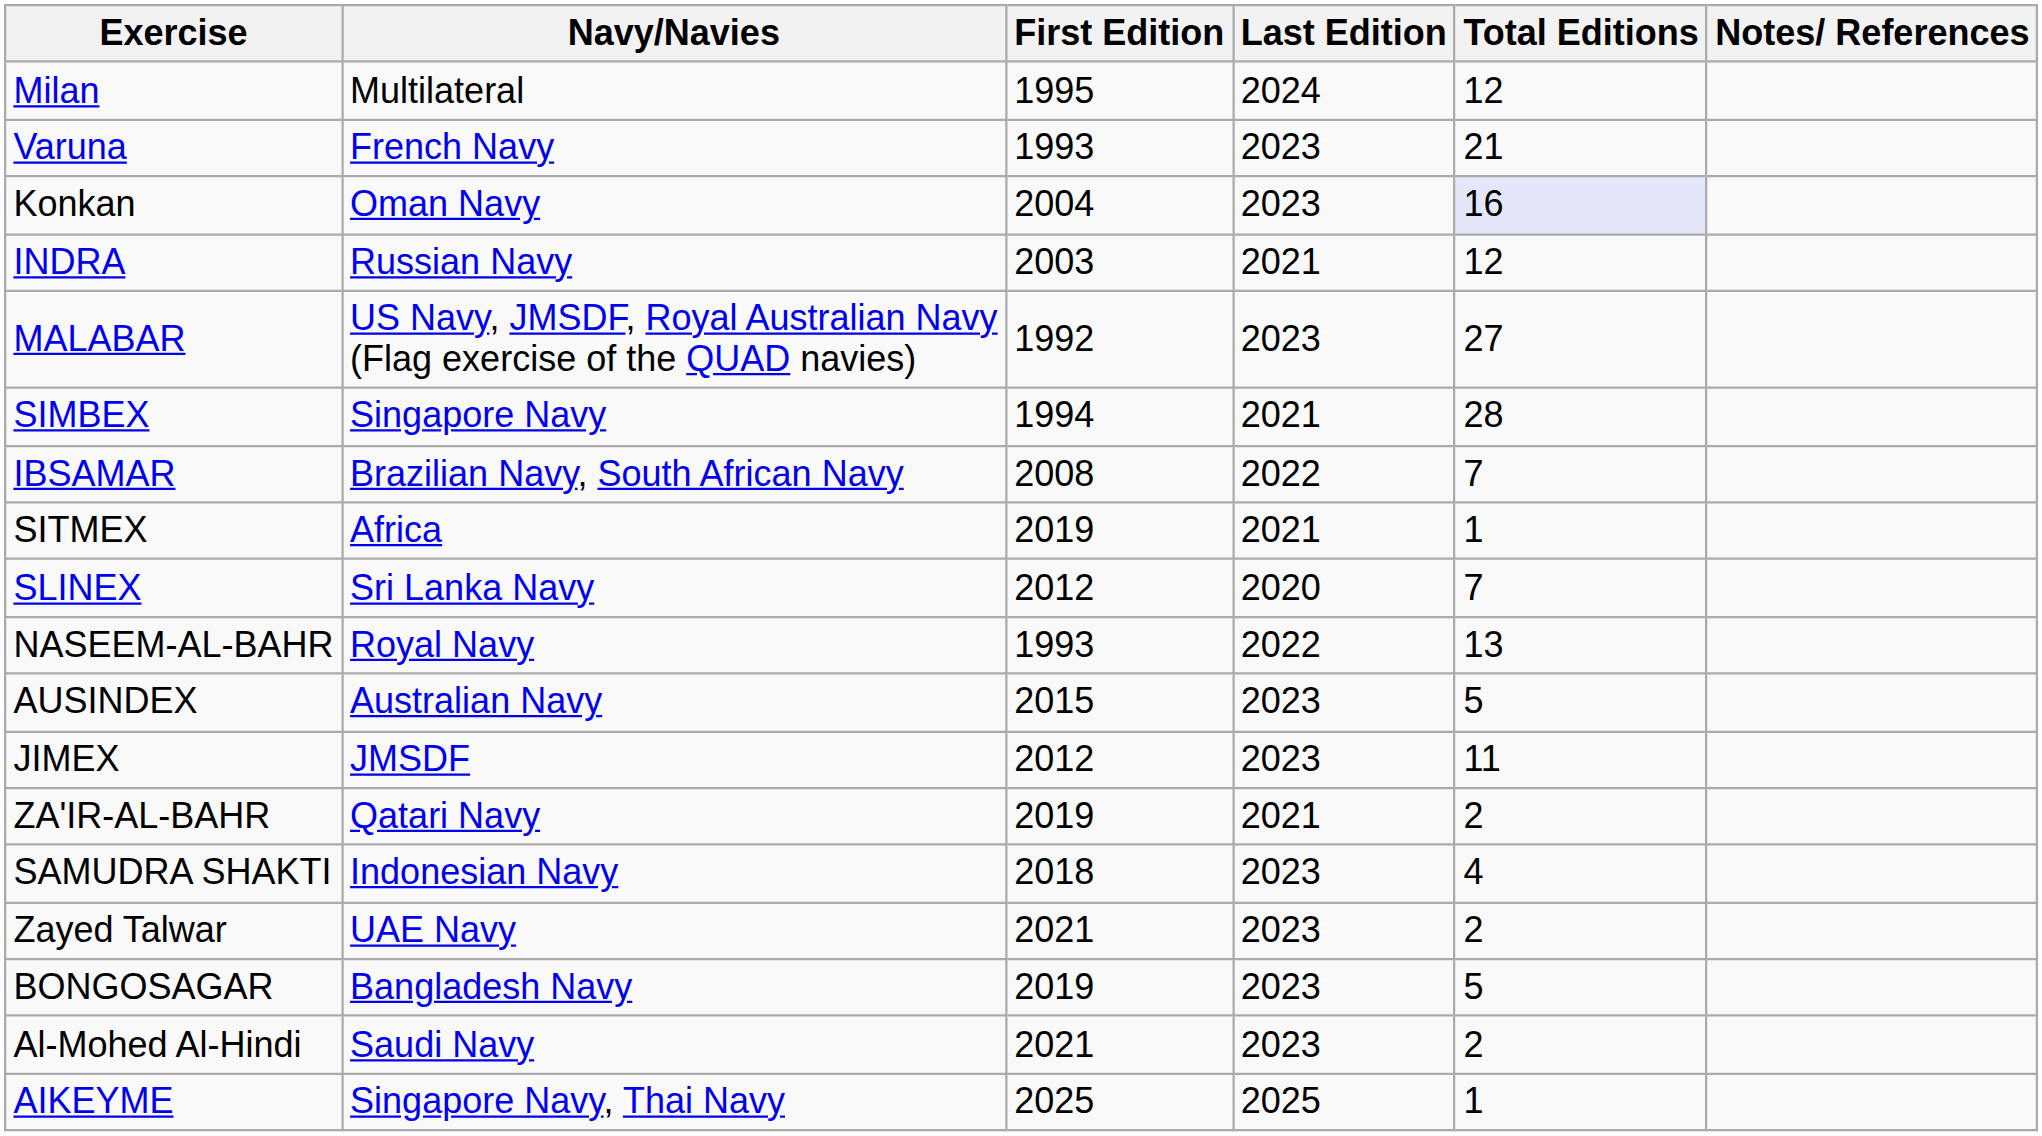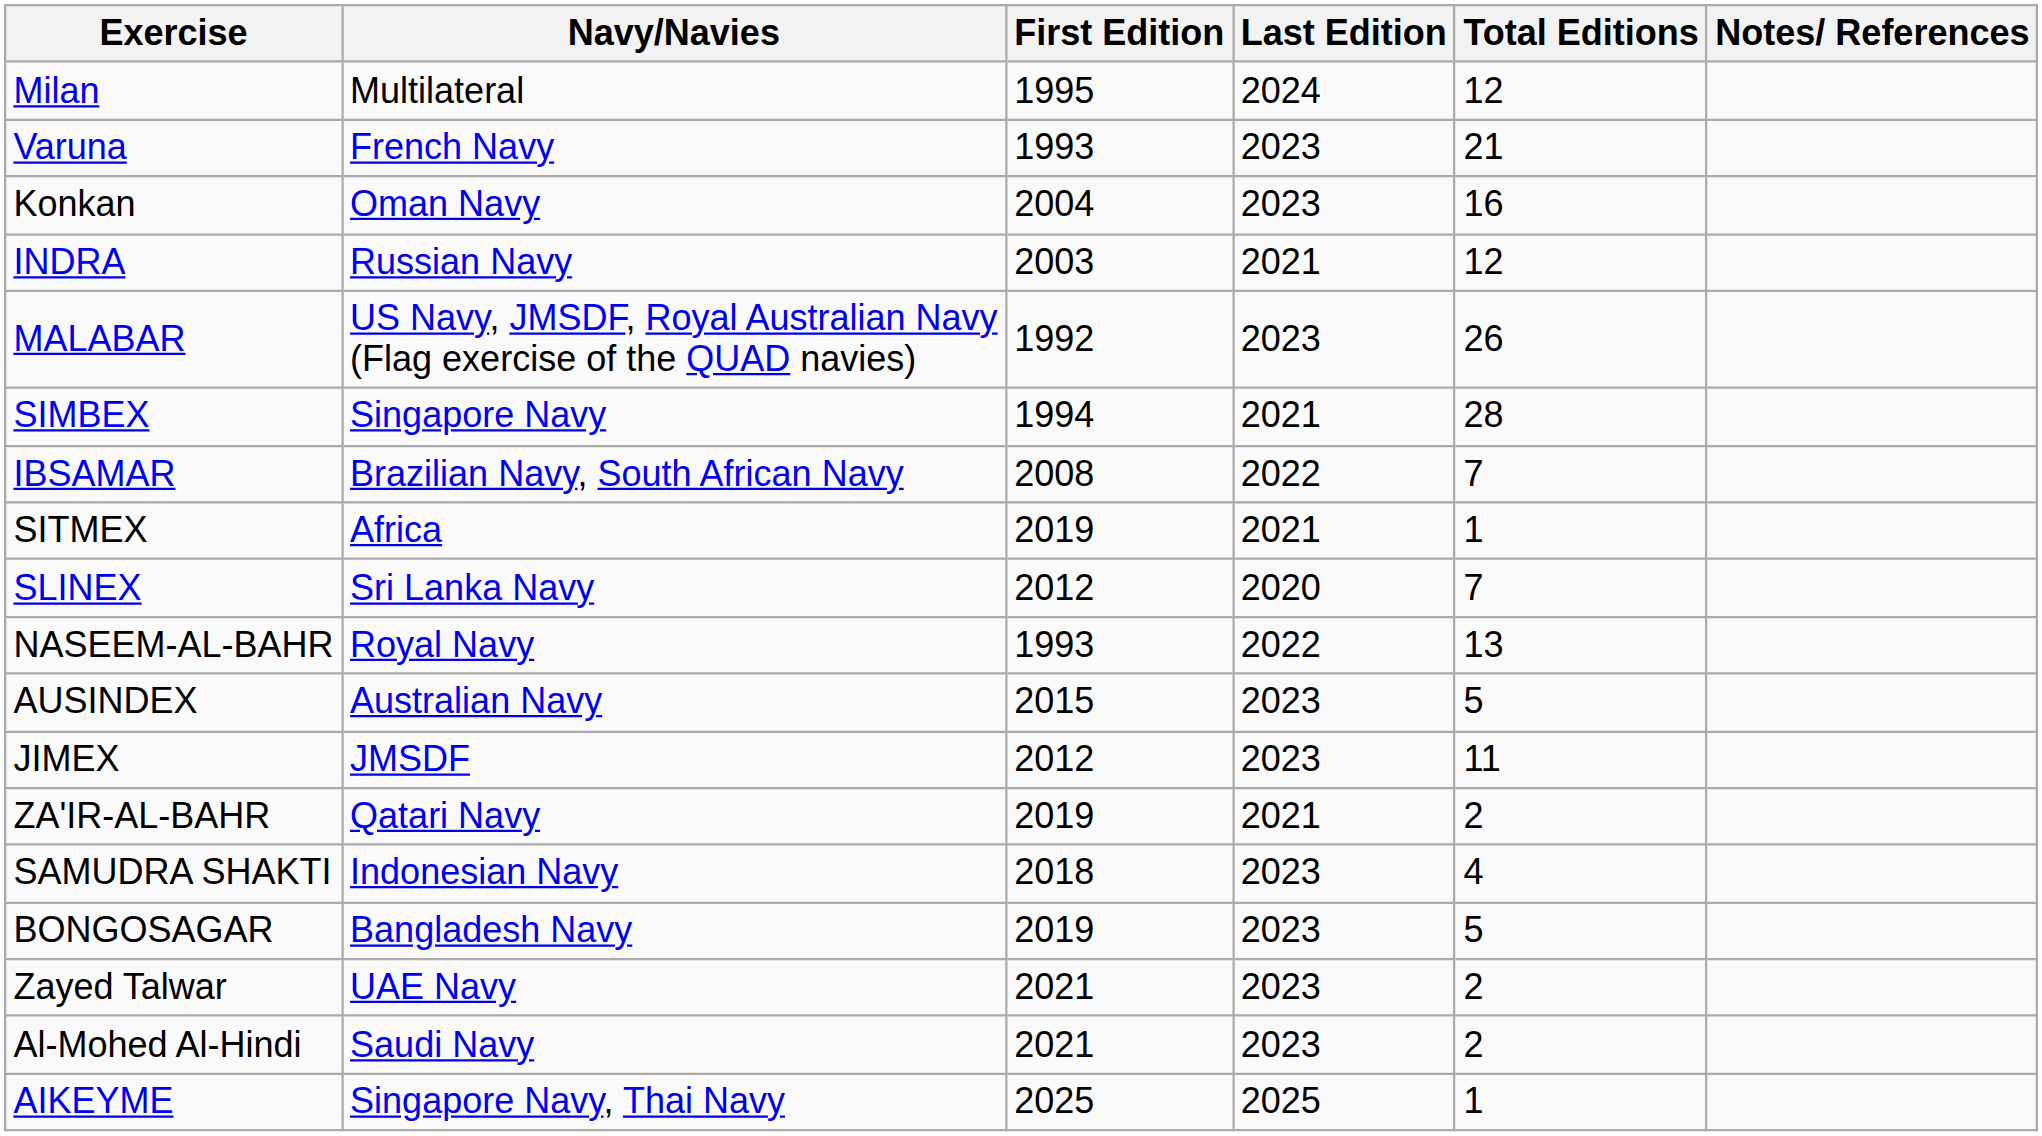(1483, 204) lavender background -> (1483, 204) no background
(1483, 338) 27 -> (1483, 338) 26
rows swapped: (143, 987) <-> (120, 929)
